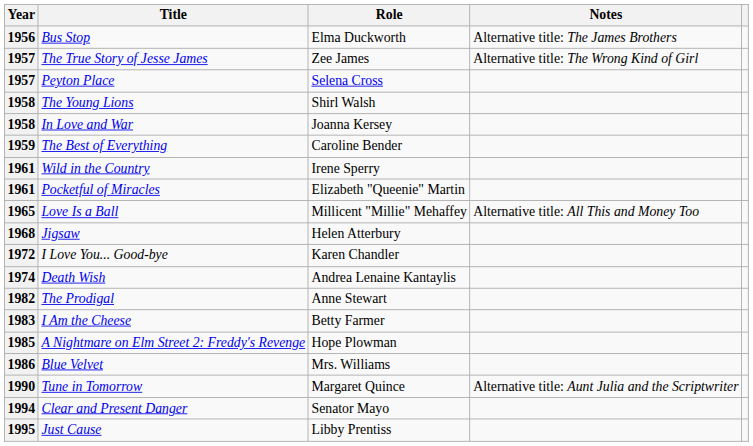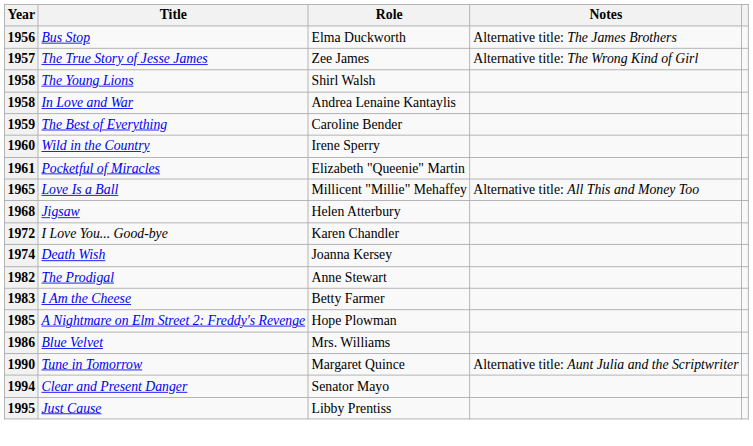- row: (78, 80)
(352, 124) Joanna Kersey -> (384, 102) Andrea Lenaine Kantaylis
(21, 168) 1961 -> (21, 146) 1960
(384, 277) Andrea Lenaine Kantaylis -> (352, 255) Joanna Kersey
